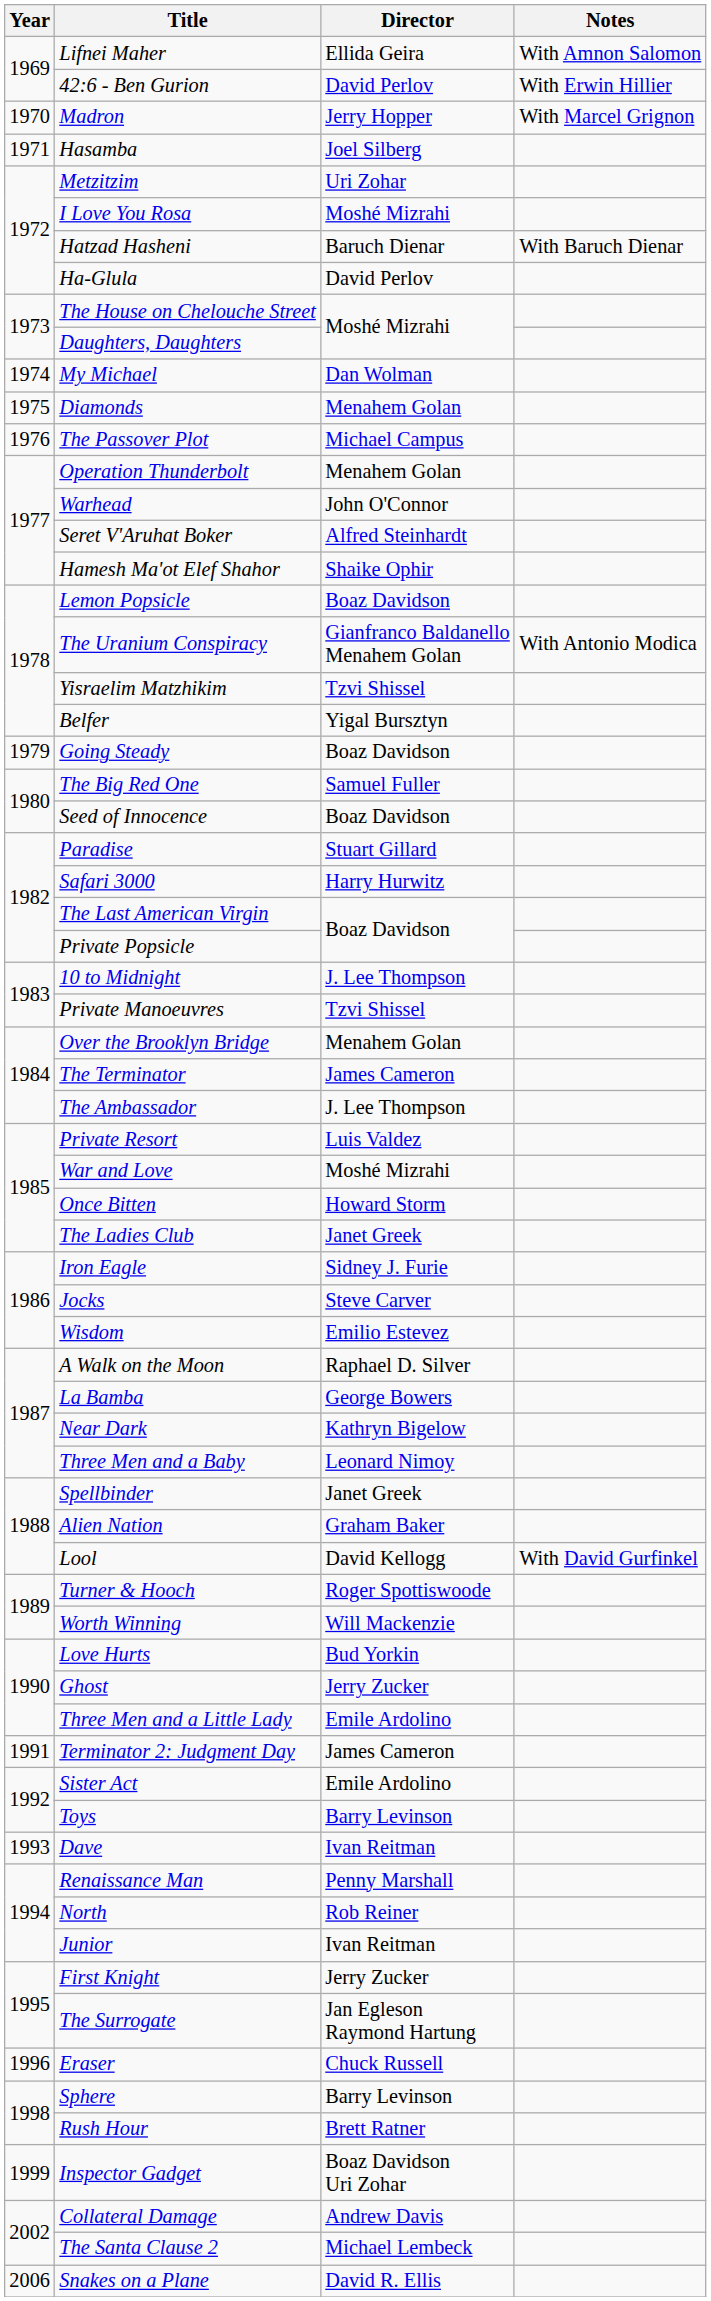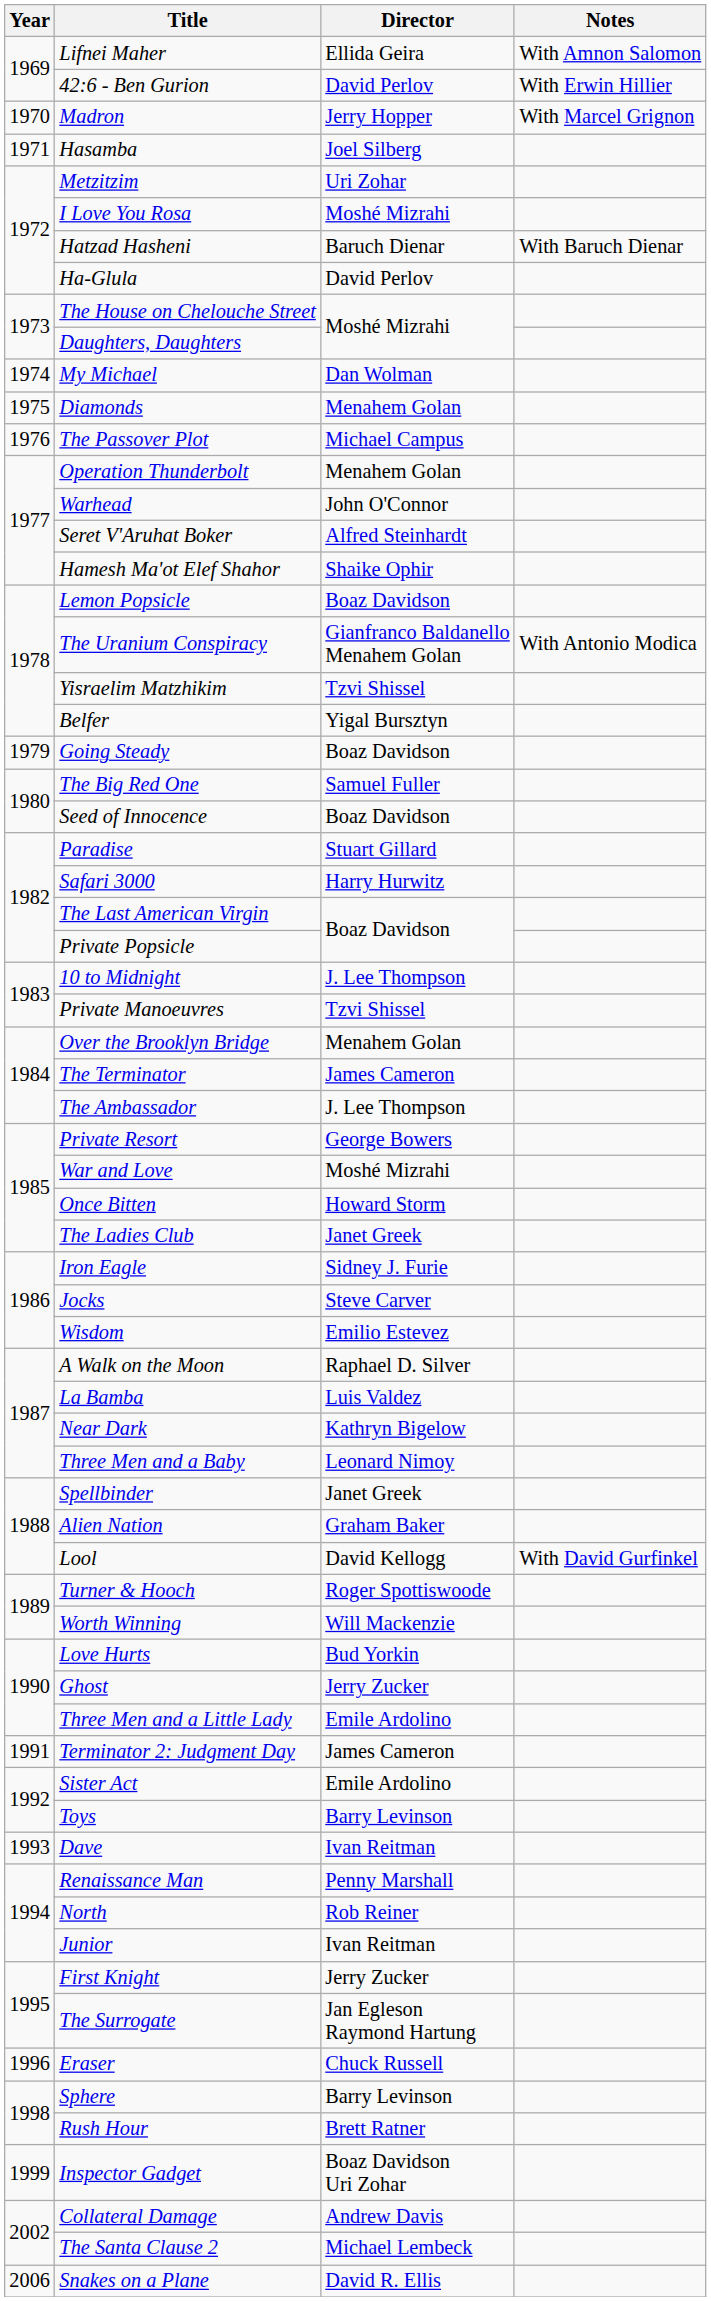(373, 1139) Luis Valdez -> (389, 1139) George Bowers
(389, 1396) George Bowers -> (373, 1396) Luis Valdez
